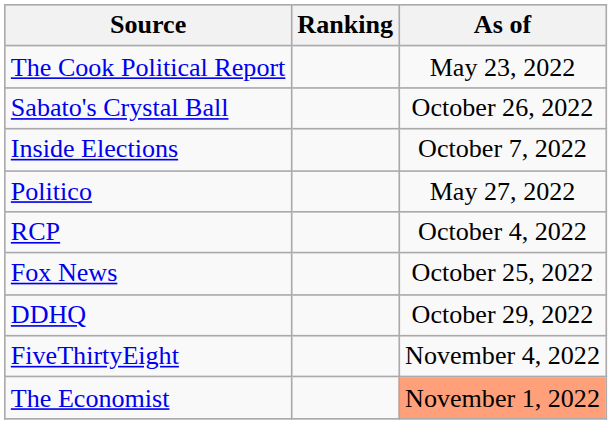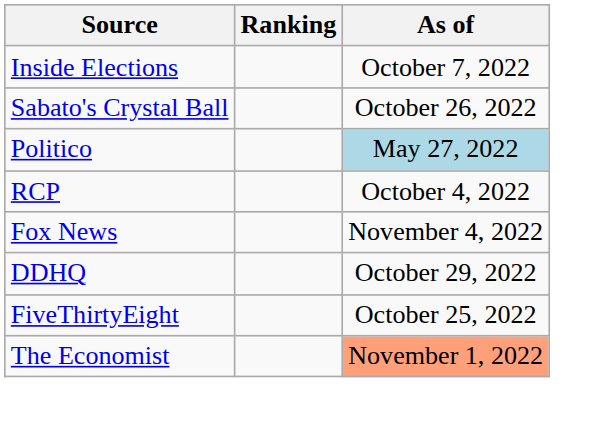- row: (148, 66)
rows swapped: (94, 149) <-> (120, 107)
(502, 190) no background -> (446, 149) lightblue background
(502, 273) October 25, 2022 -> (446, 231) November 4, 2022
(502, 356) November 4, 2022 -> (446, 314) October 25, 2022
